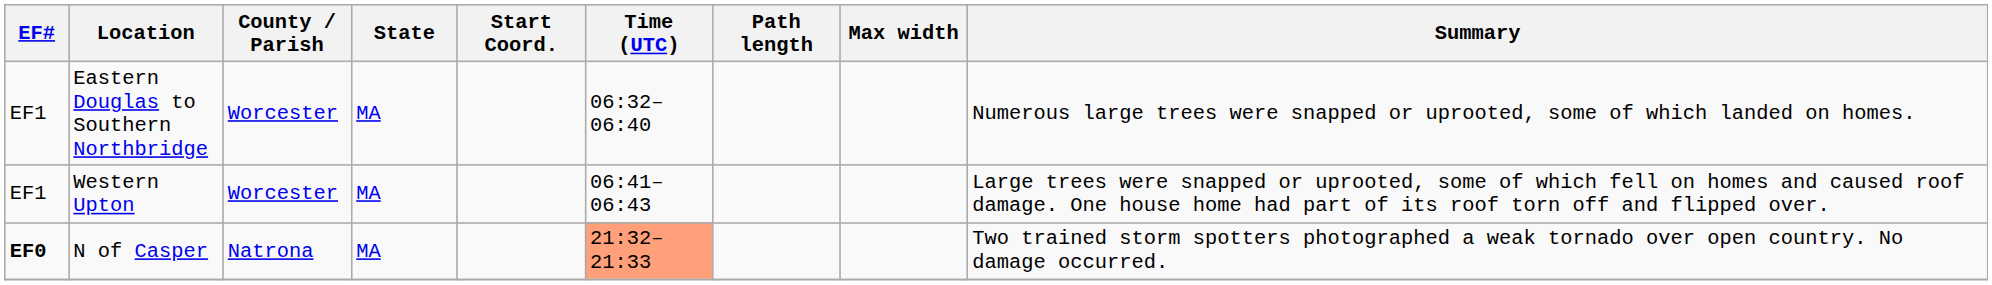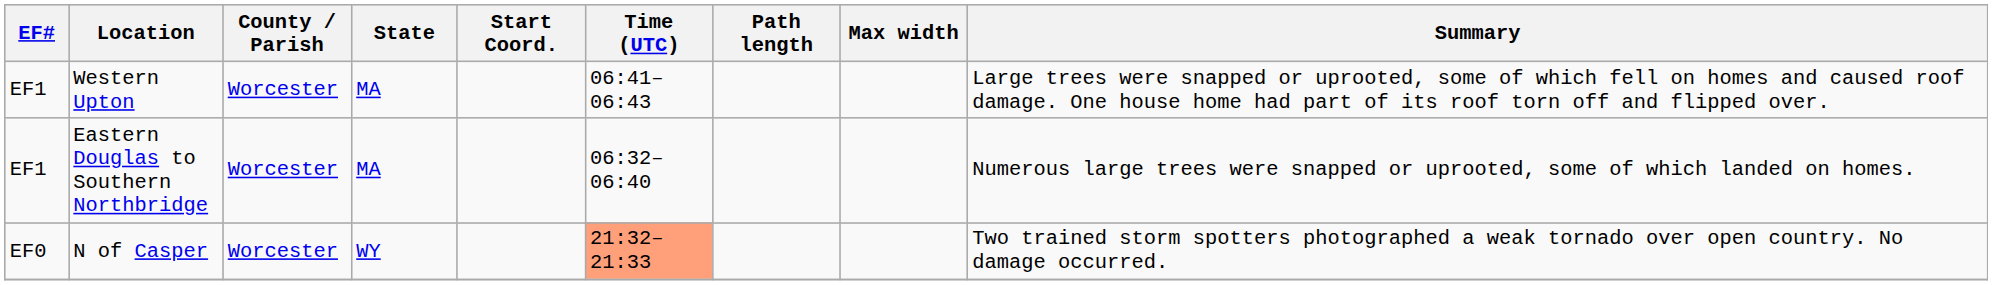rows swapped: (141, 114) <-> (116, 194)
(28, 251) bold -> (28, 251) normal
(271, 251) Natrona -> (283, 251) Worcester
(368, 251) MA -> (368, 251) WY
